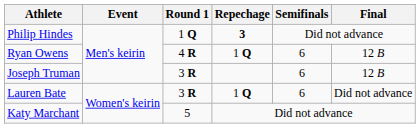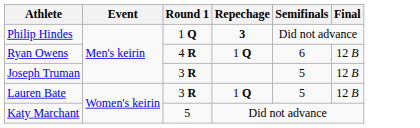(302, 73) 6 -> (302, 73) 5
(302, 93) 6 -> (302, 93) 5
(373, 93) Did not advance -> (347, 93) 12 B
